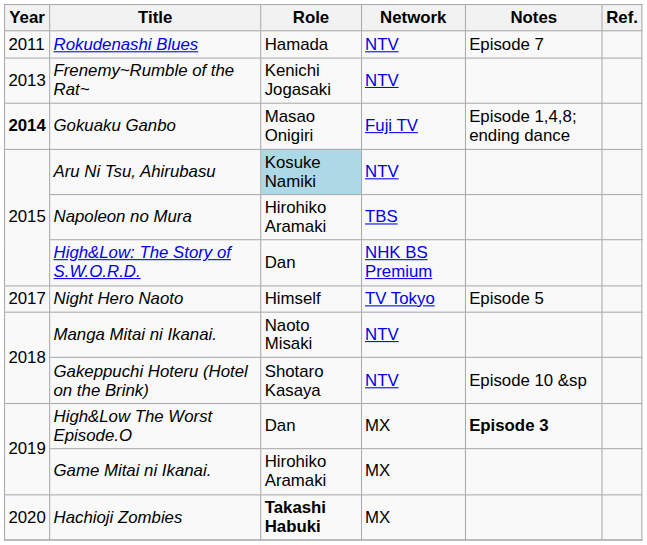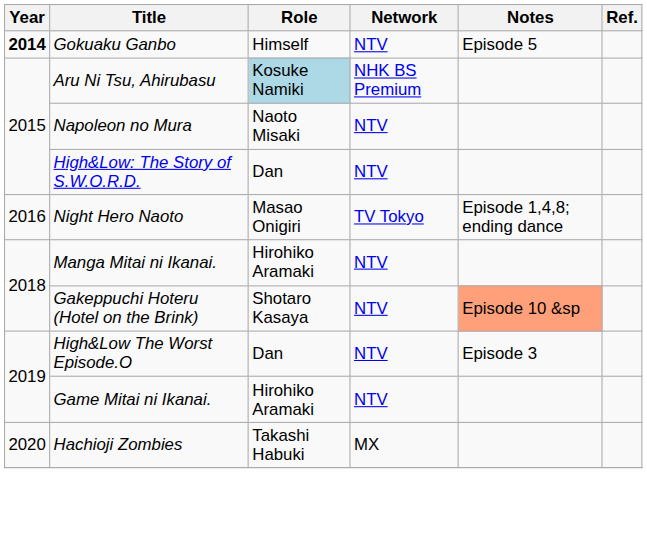- row: (126, 44)
- row: (144, 80)
(290, 126) Masao Onigiri -> (280, 44) Himself
(391, 126) Fuji TV -> (371, 44) NTV
(523, 126) Episode 1,4,8; ending dance -> (500, 44) Episode 5
(382, 171) NTV -> (388, 80) NHK BS Premium
(295, 217) Hirohiko Aramaki -> (276, 126) Naoto Misaki
(381, 217) TBS -> (371, 126) NTV
(399, 262) NHK BS Premium -> (371, 171) NTV
(27, 298) 2017 -> (27, 217) 2016
(293, 298) Himself -> (277, 217) Masao Onigiri
(506, 298) Episode 5 -> (516, 217) Episode 1,4,8; ending dance
(288, 334) Naoto Misaki -> (283, 262) Hirohiko Aramaki
(528, 380) no background -> (521, 308) lightsalmon background
(378, 426) MX -> (371, 353) NTV
(509, 426) bold -> (500, 353) normal
(378, 471) MX -> (371, 399) NTV
(295, 517) bold -> (281, 444) normal
